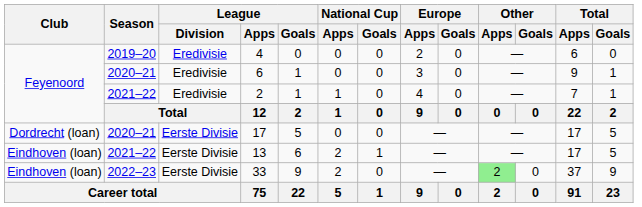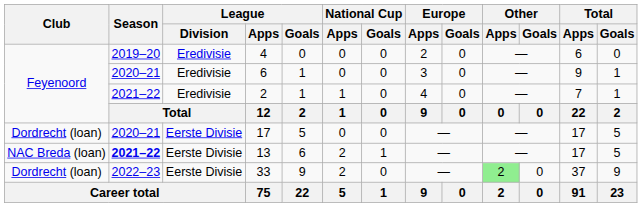(54, 152) Eindhoven (loan) -> (57, 152) NAC Breda (loan)
(132, 152) normal -> (136, 152) bold
(54, 172) Eindhoven (loan) -> (57, 172) Dordrecht (loan)
